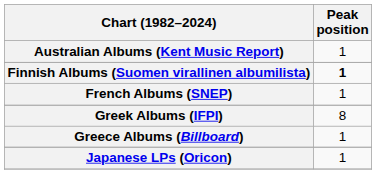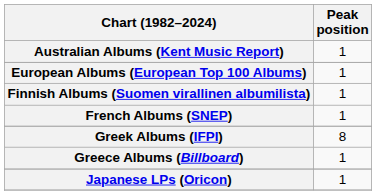+ row: (159, 72)
(343, 72) bold -> (343, 94) normal
